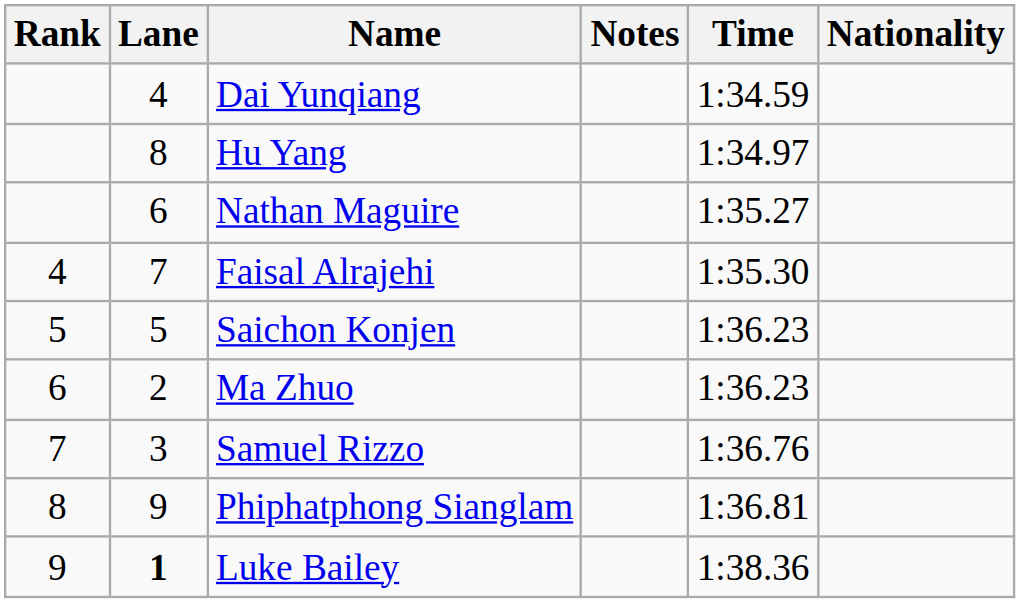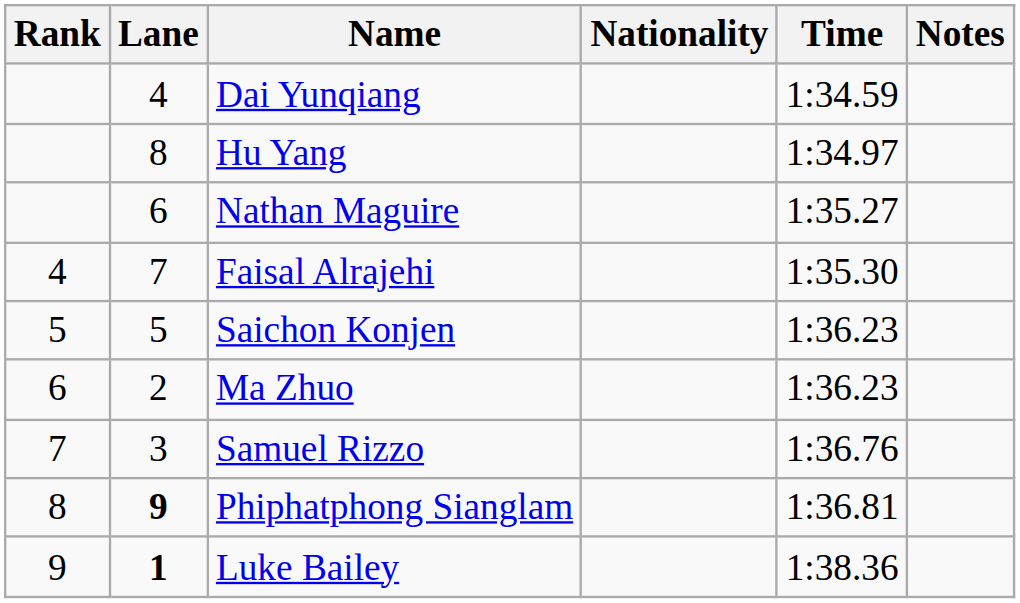columns swapped: (916, 34) <-> (635, 34)
(158, 507) normal -> (158, 507) bold
